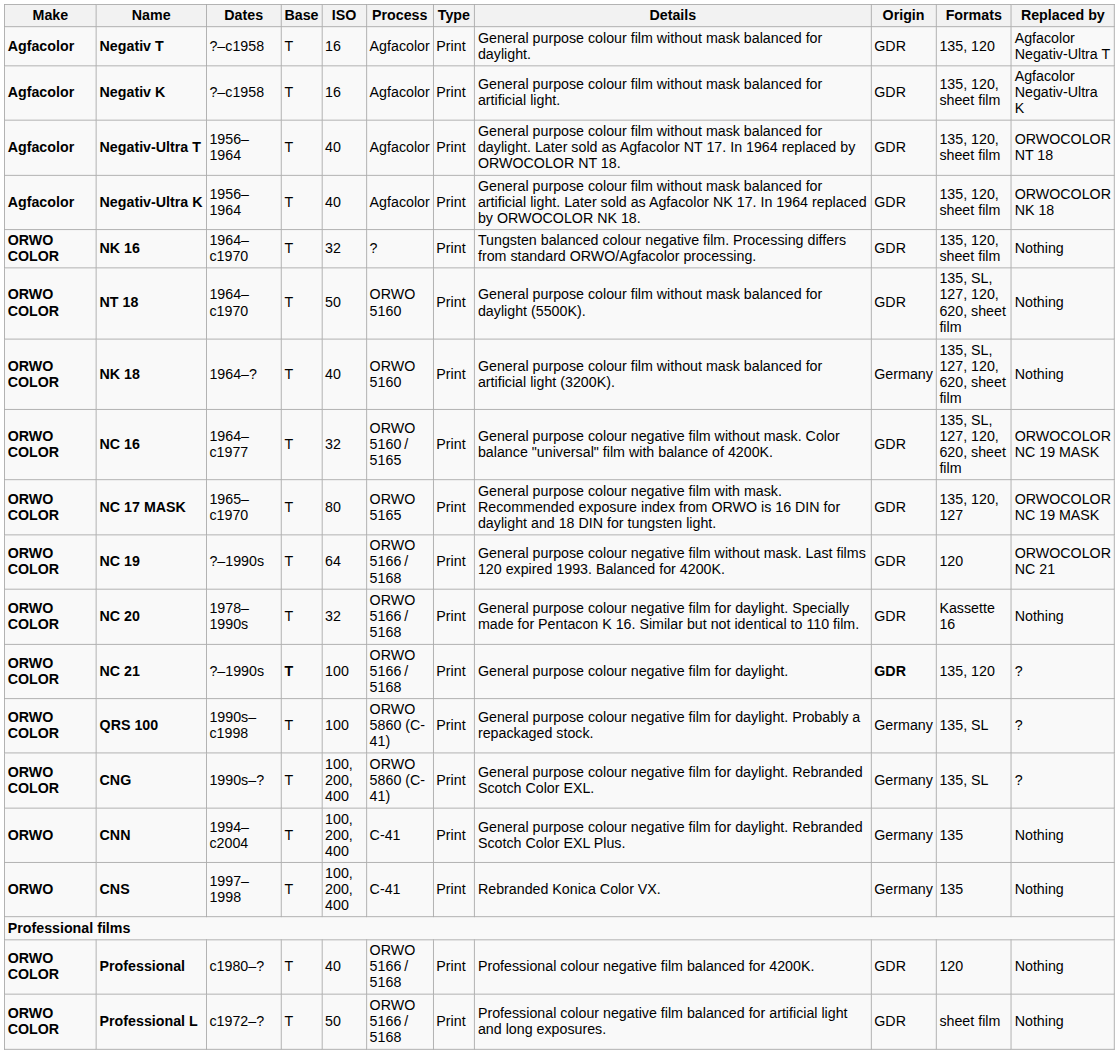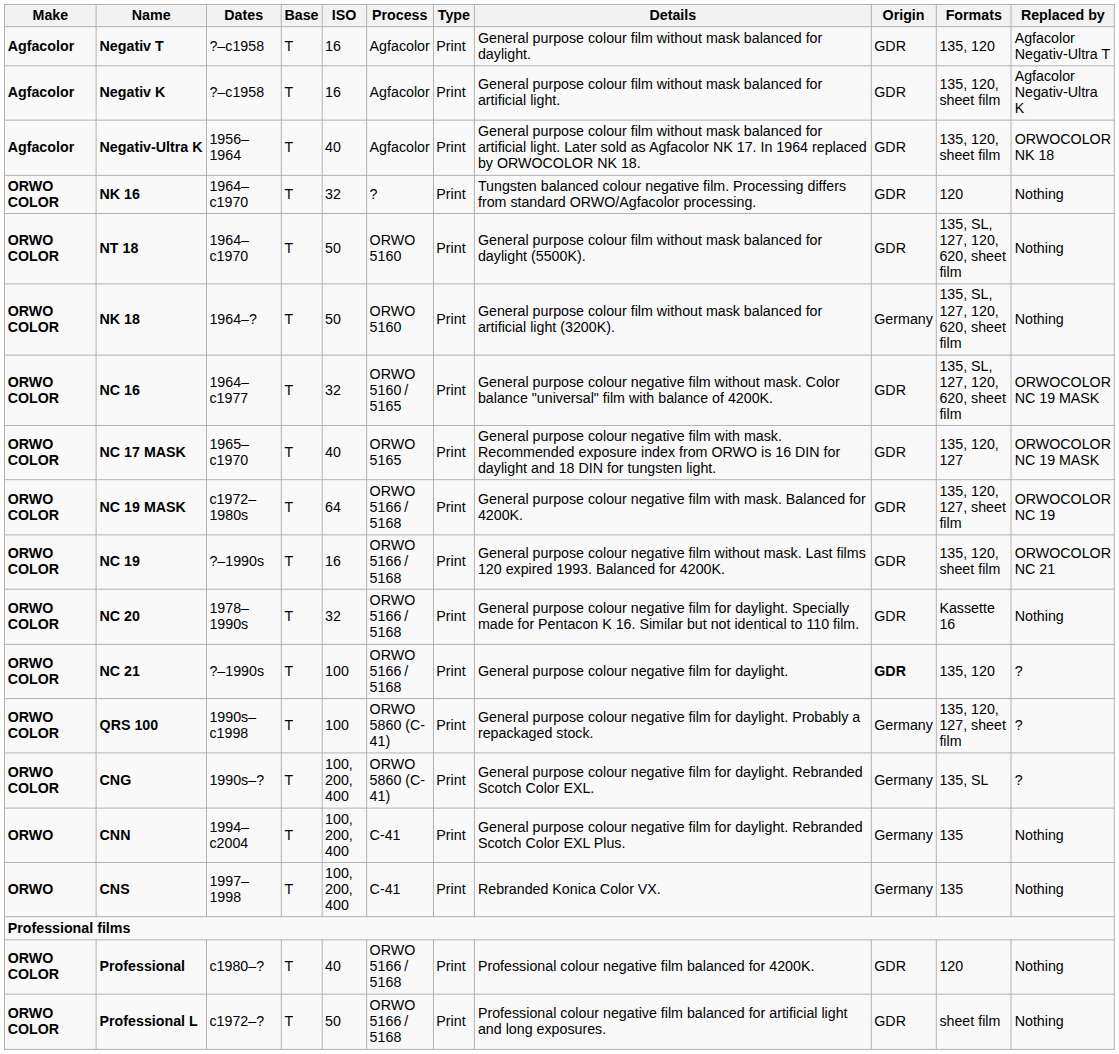- row: (150, 147)
(970, 248) 135, 120, sheet film -> (951, 194) 120
(333, 374) 40 -> (333, 319) 50
(333, 507) 80 -> (333, 452) 40
+ row: (143, 507)
(333, 562) 64 -> (333, 562) 16
(951, 562) 120 -> (970, 562) 135, 120, sheet film
(289, 671) bold -> (289, 671) normal
(964, 725) 135, SL -> (973, 725) 135, 120, 127, sheet film
